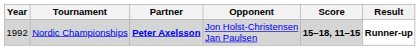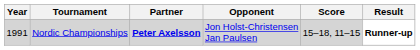(17, 33) 1992 -> (17, 33) 1991
(332, 33) bold -> (331, 33) normal
